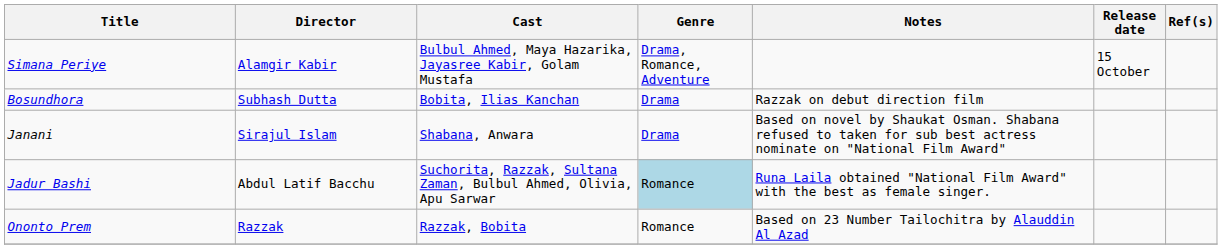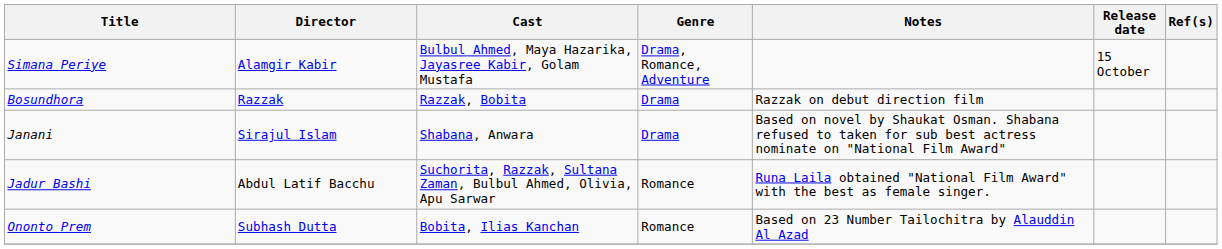(287, 100) Subhash Dutta -> (261, 100) Razzak
(499, 100) Bobita, Ilias Kanchan -> (473, 100) Razzak, Bobita
(668, 184) lightblue background -> (668, 184) no background
(261, 227) Razzak -> (287, 227) Subhash Dutta
(473, 227) Razzak, Bobita -> (499, 227) Bobita, Ilias Kanchan
